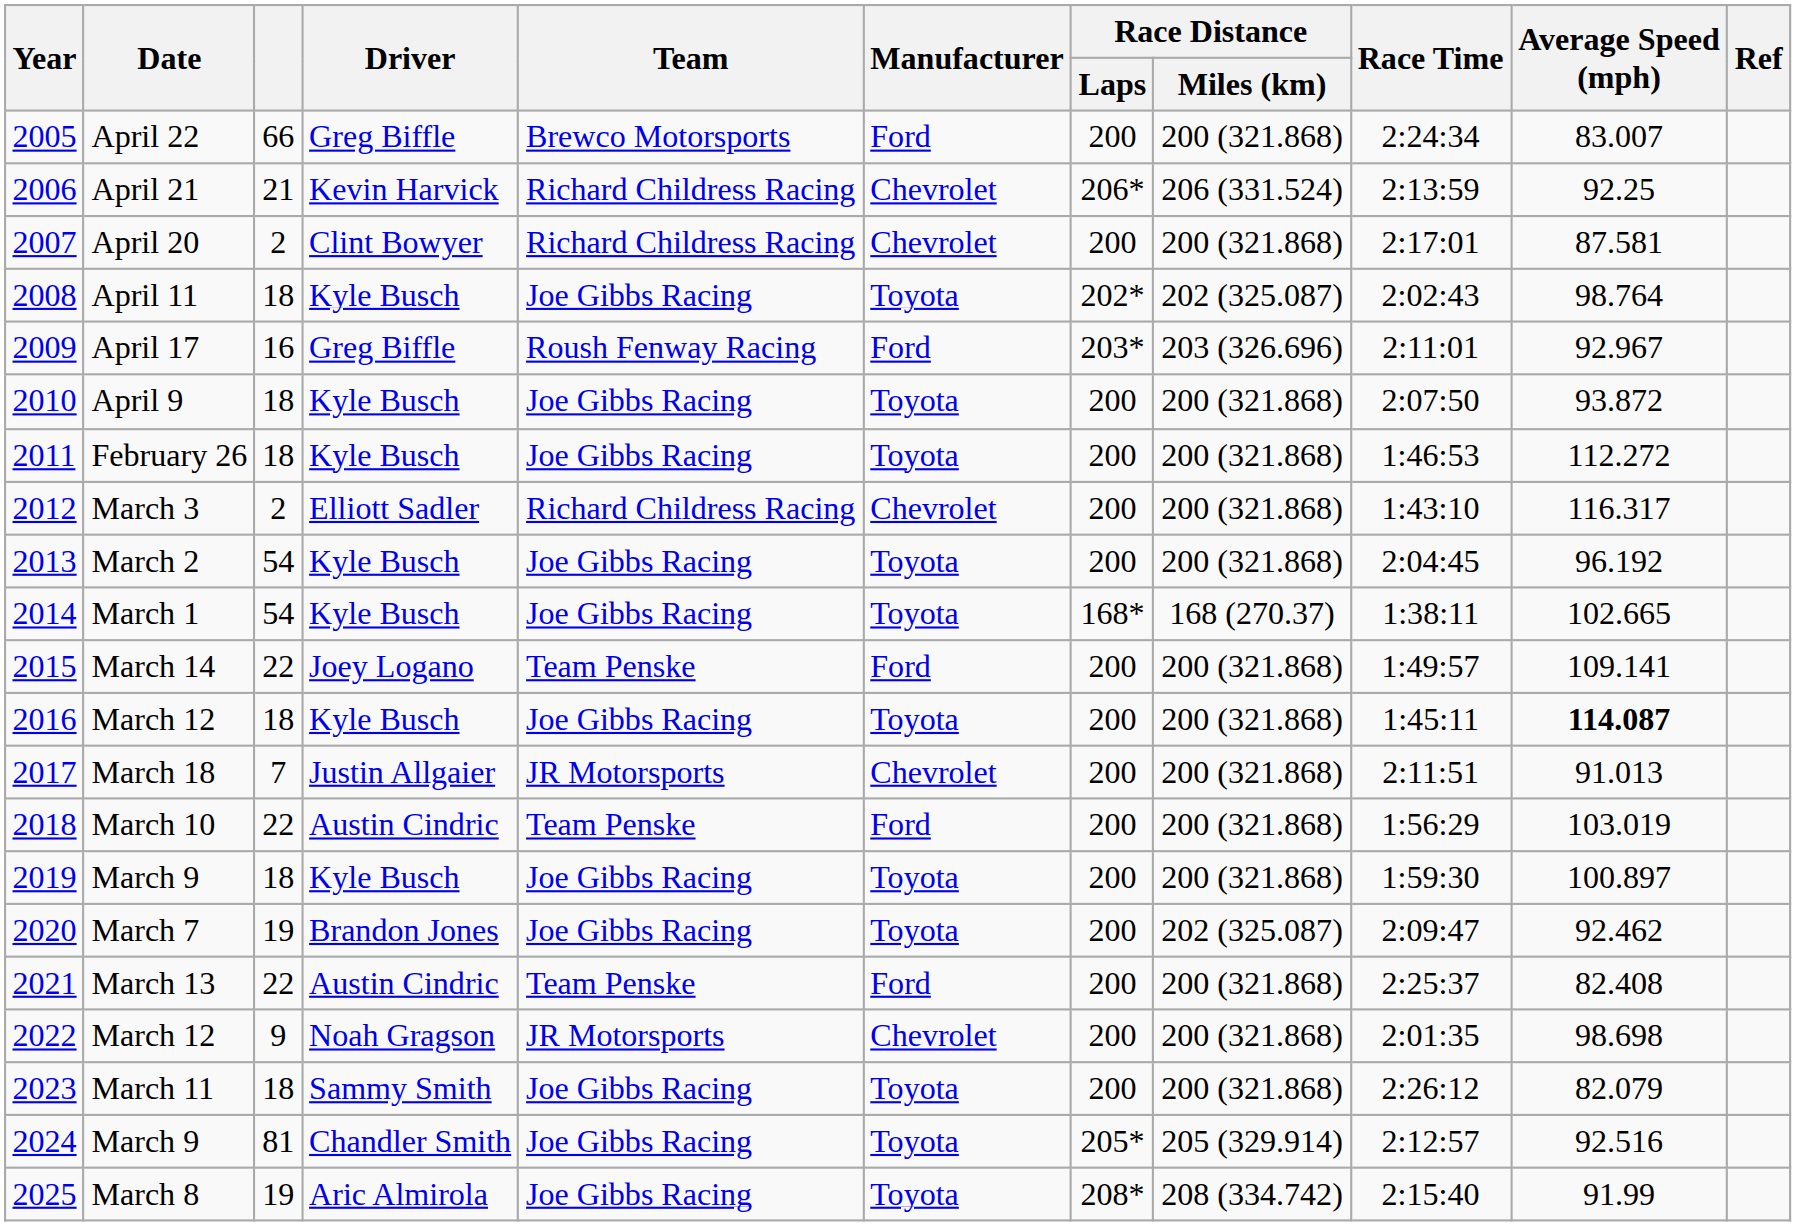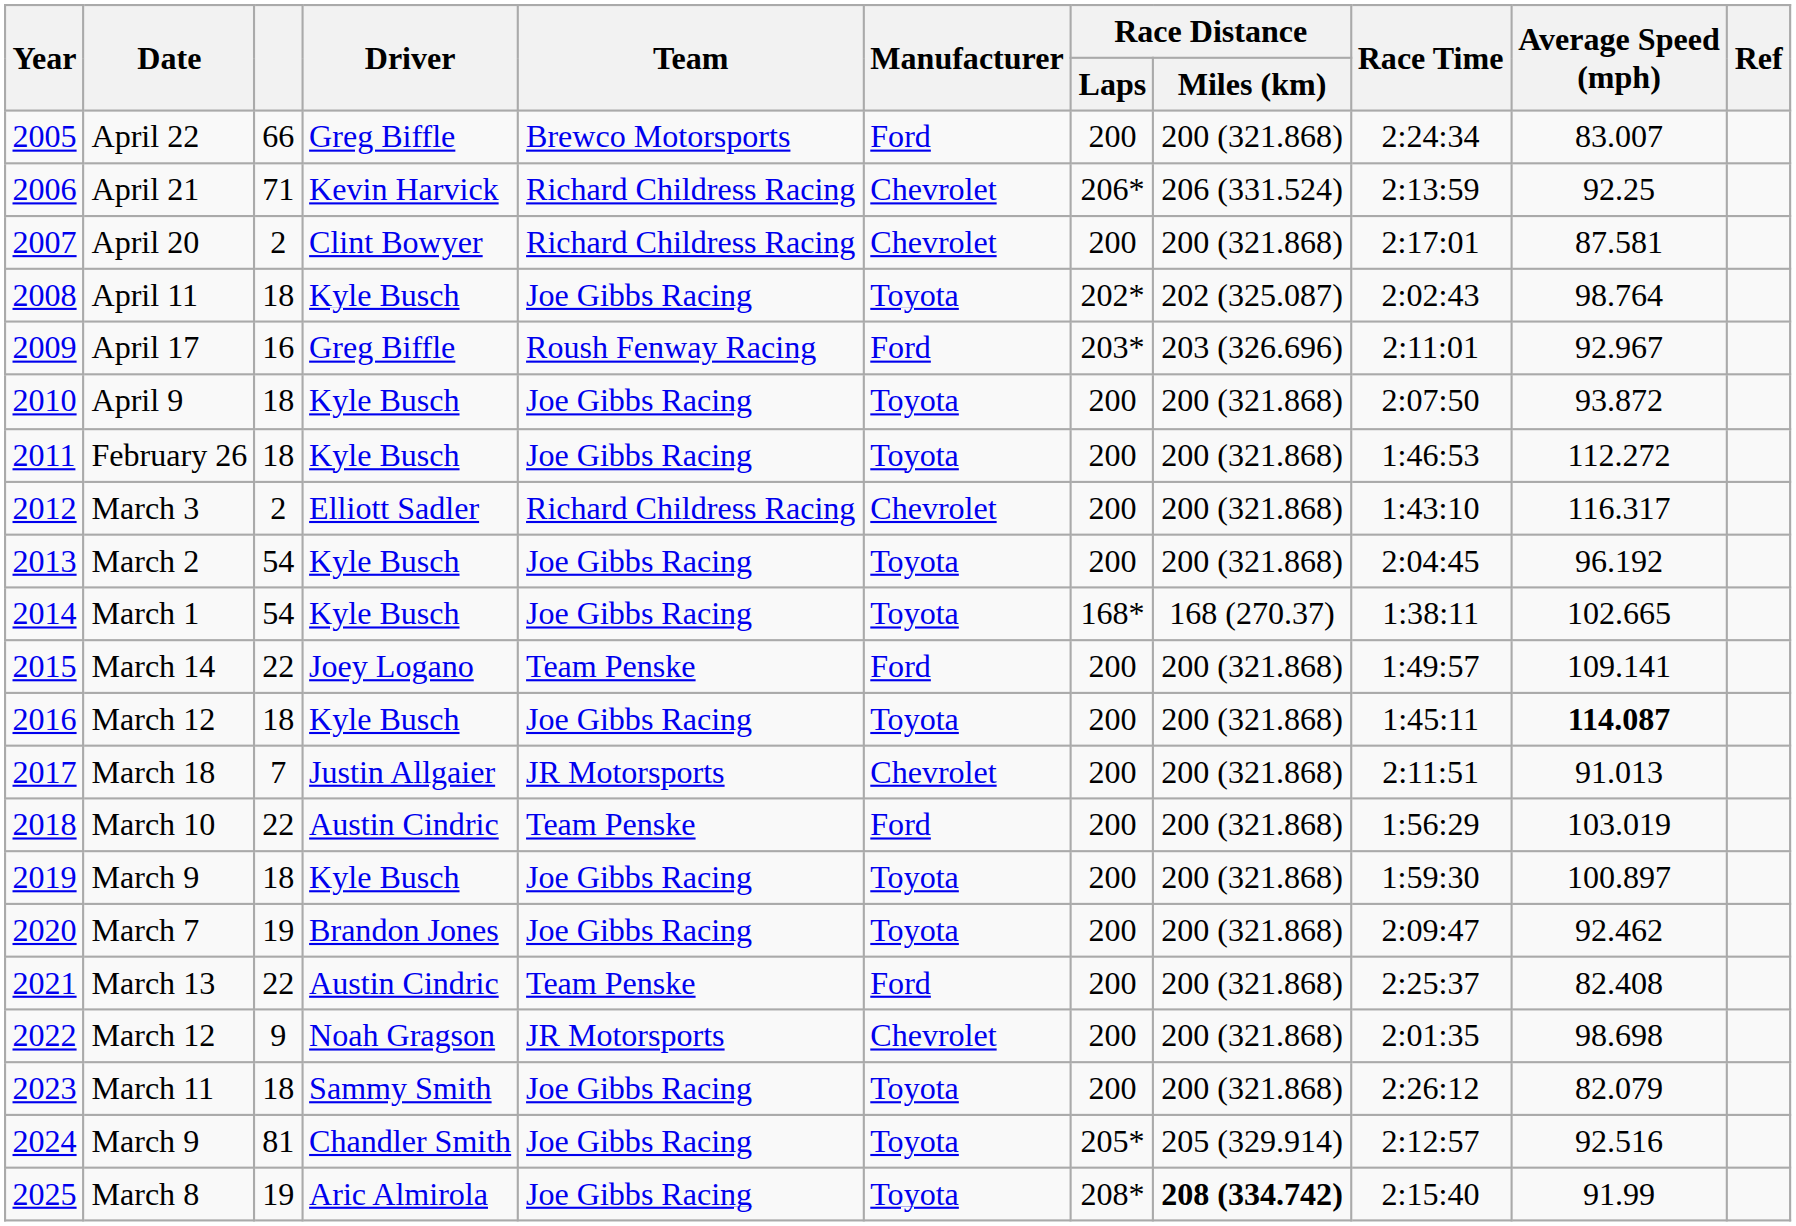(278, 189) 21 -> (278, 189) 71
(1252, 930) 202 (325.087) -> (1252, 930) 200 (321.868)
(1252, 1194) normal -> (1252, 1194) bold
